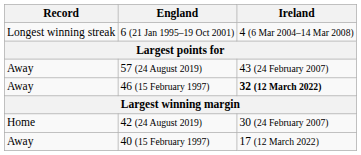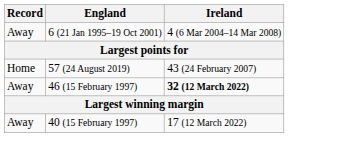(61, 31) Longest winning streak -> (20, 31) Away
(20, 68) Away -> (21, 68) Home
- row: (161, 123)
